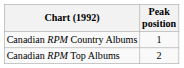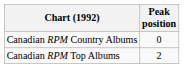(159, 39) 1 -> (159, 39) 0
